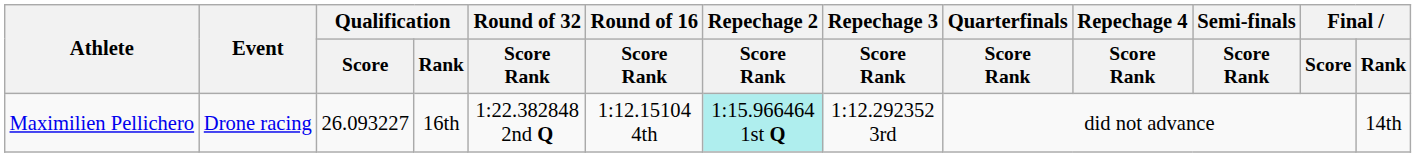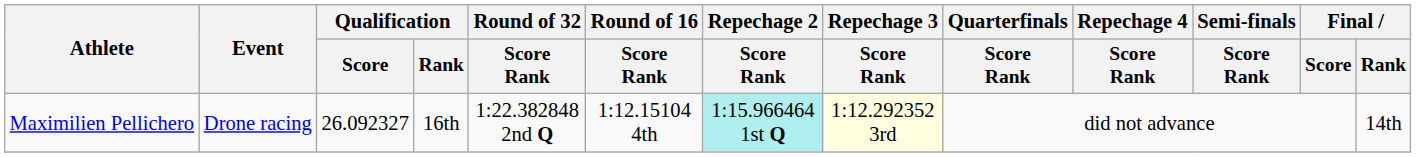(365, 122) 26.093227 -> (365, 122) 26.092327
(883, 122) no background -> (883, 122) lightyellow background
